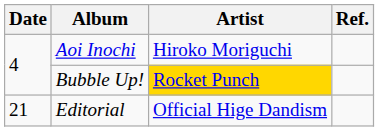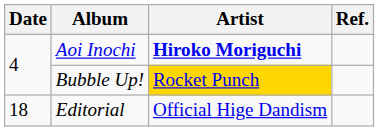(222, 49) normal -> (227, 49) bold
(19, 110) 21 -> (19, 110) 18
